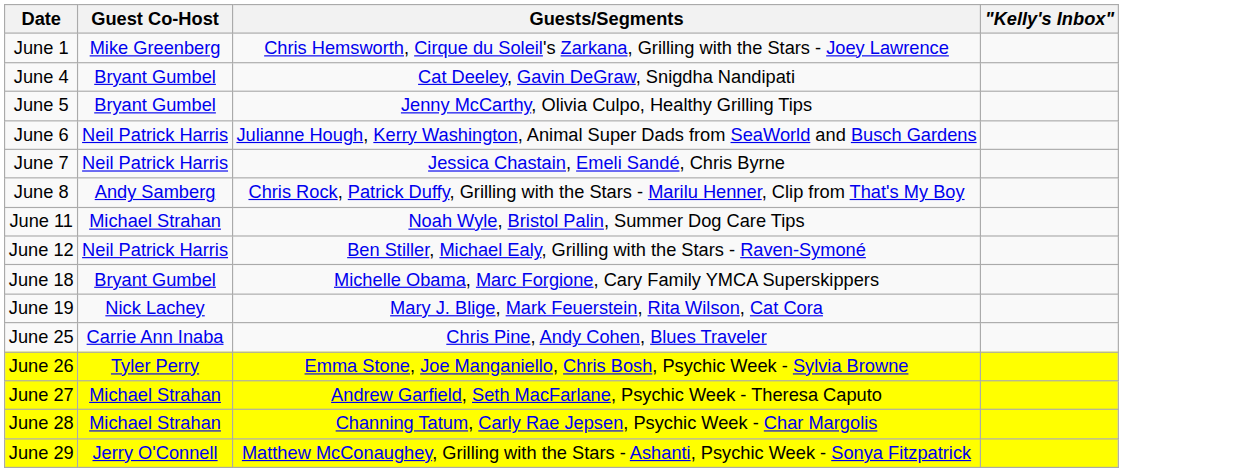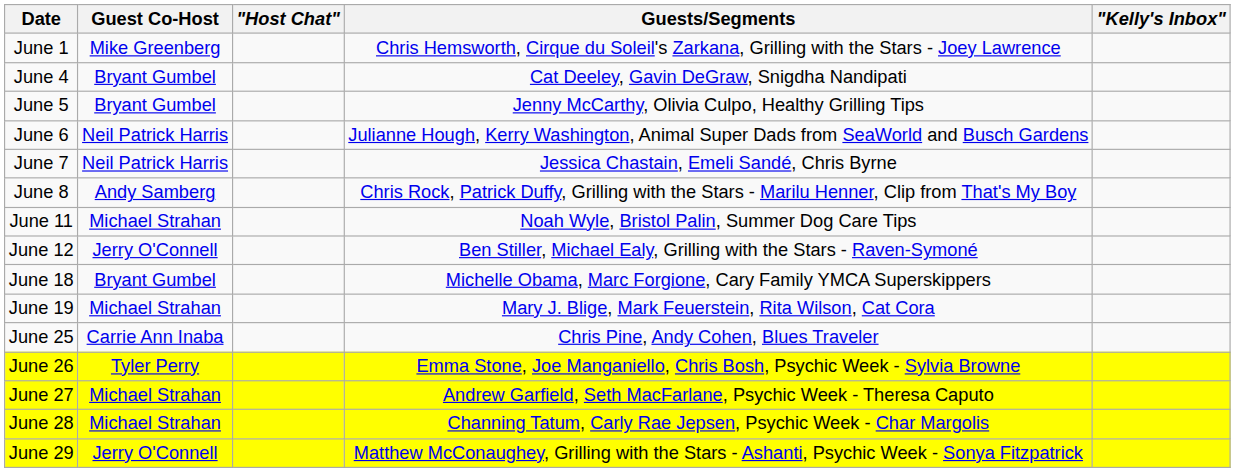+ column: (288, 18)
(155, 250) Neil Patrick Harris -> (155, 250) Jerry O'Connell
(155, 308) Nick Lachey -> (155, 308) Michael Strahan
